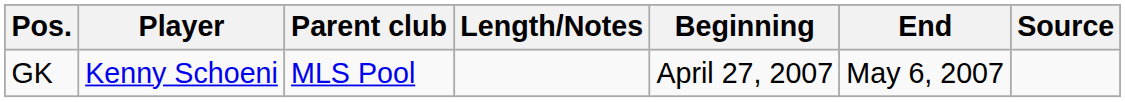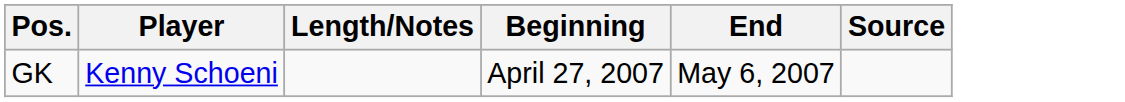- column: (369, 27)
